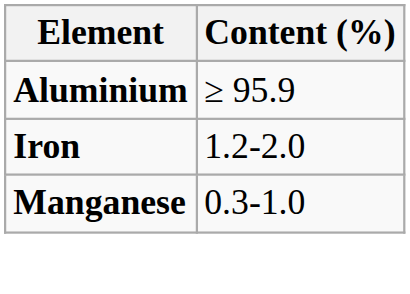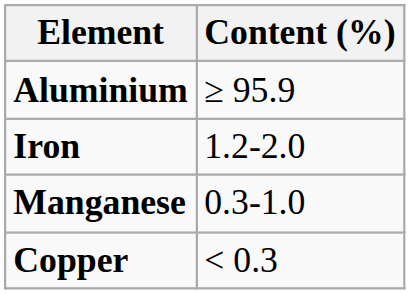+ row: (71, 259)
